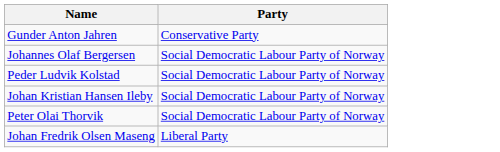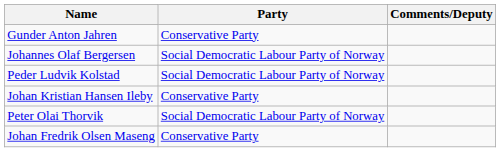+ column: (441, 14)
(273, 95) Social Democratic Labour Party of Norway -> (210, 95) Conservative Party
(194, 136) Liberal Party -> (210, 136) Conservative Party
